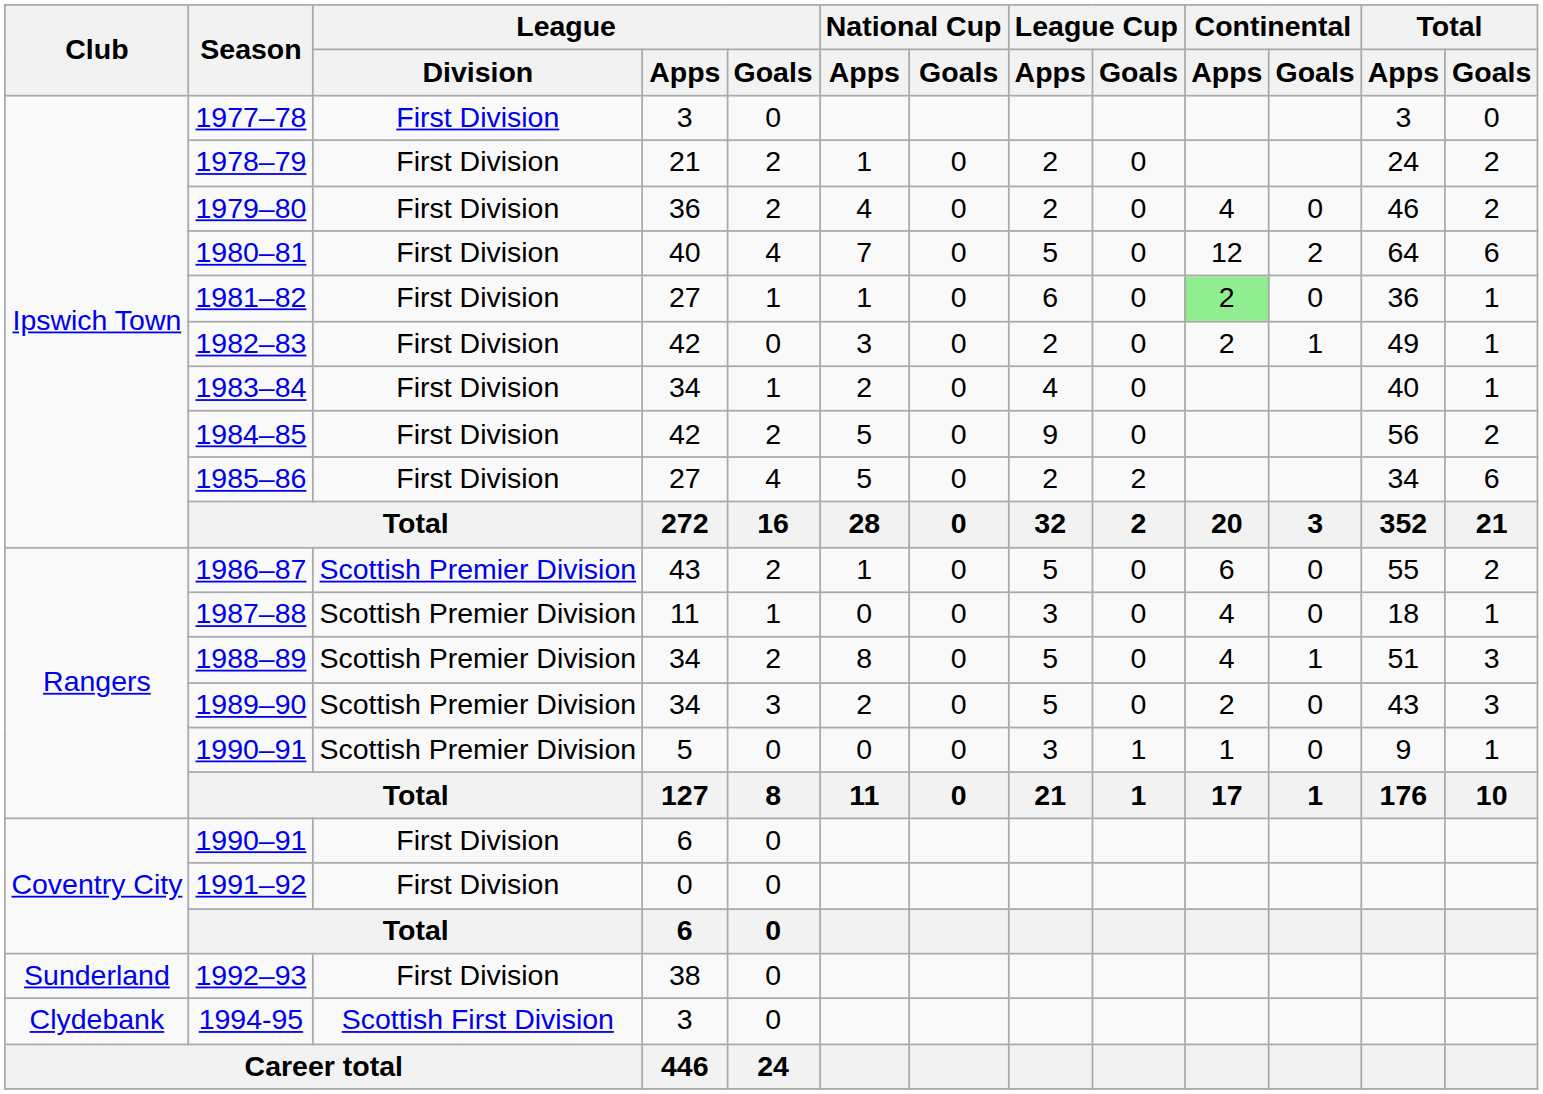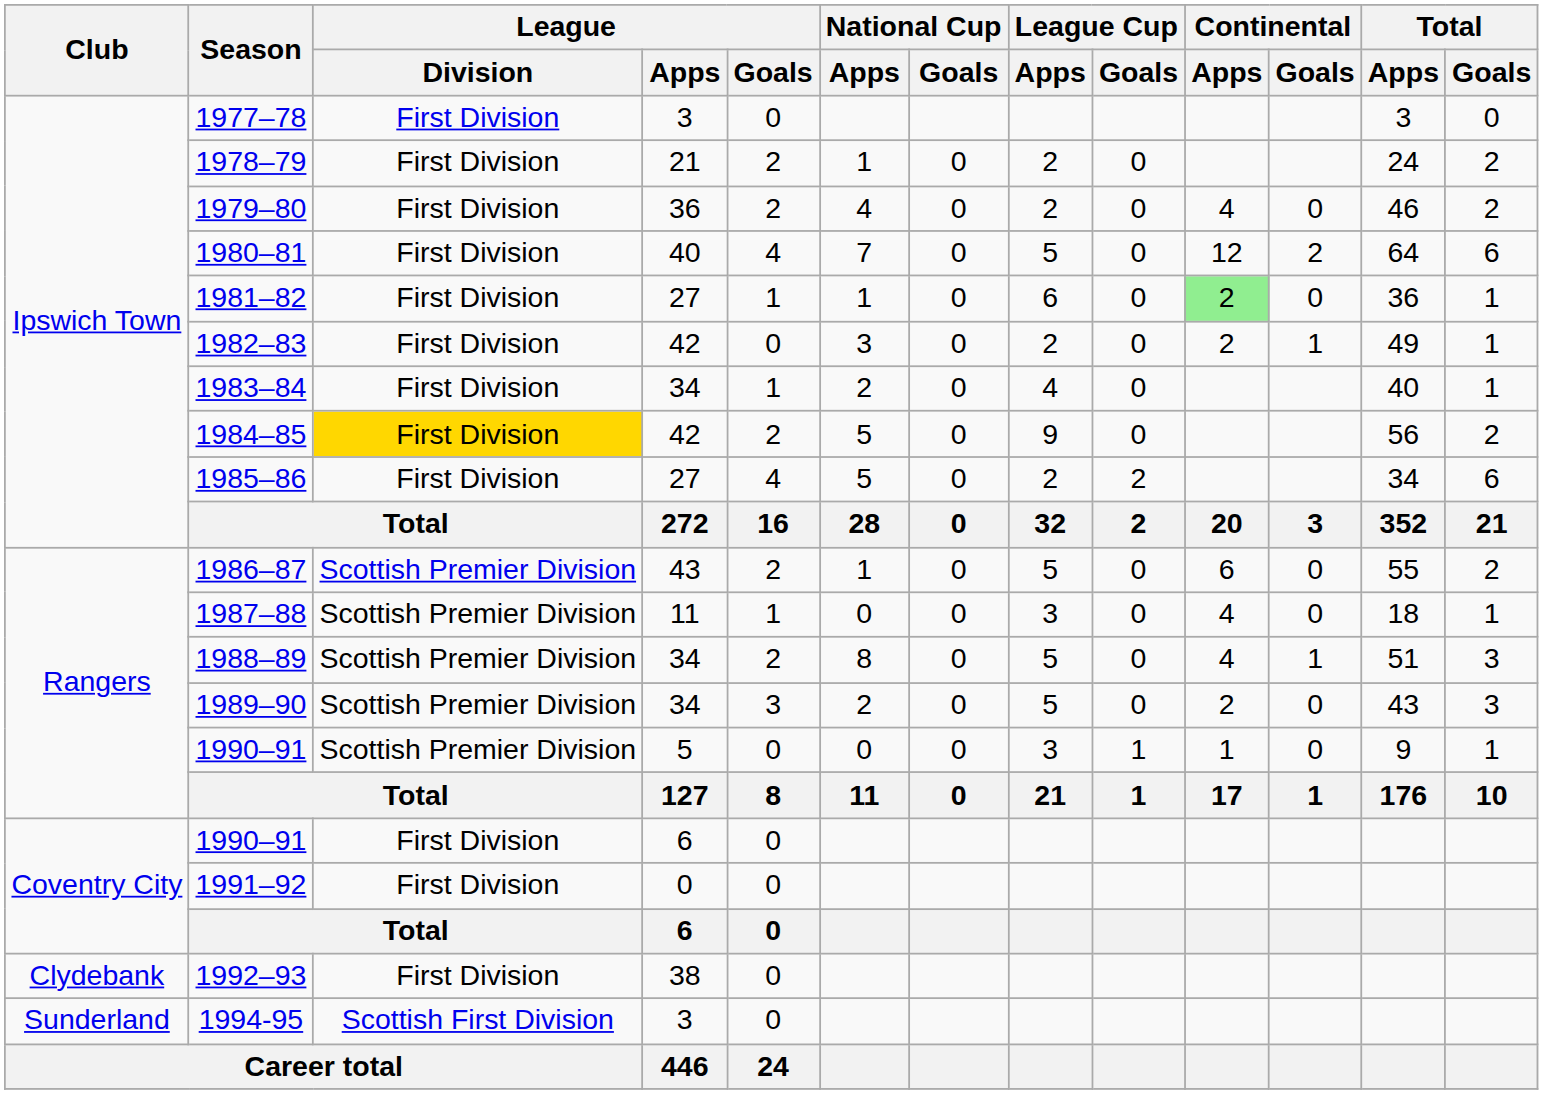(478, 433) no background -> (478, 433) gold background
(97, 975) Sunderland -> (97, 975) Clydebank
(97, 1020) Clydebank -> (97, 1020) Sunderland
